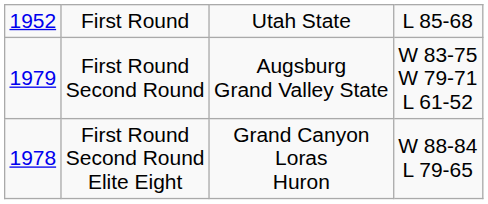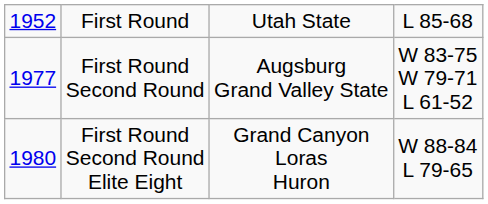(33, 77) 1979 -> (33, 77) 1977
(33, 158) 1978 -> (33, 158) 1980
